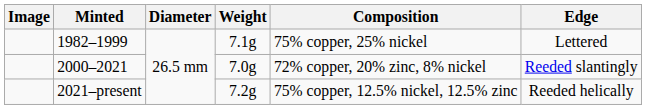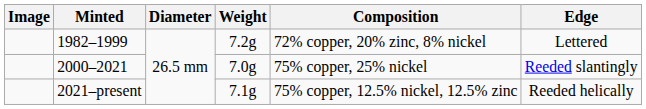(243, 41) 7.1g -> (243, 41) 7.2g
(351, 41) 75% copper, 25% nickel -> (380, 41) 72% copper, 20% zinc, 8% nickel
(380, 66) 72% copper, 20% zinc, 8% nickel -> (351, 66) 75% copper, 25% nickel
(243, 91) 7.2g -> (243, 91) 7.1g
